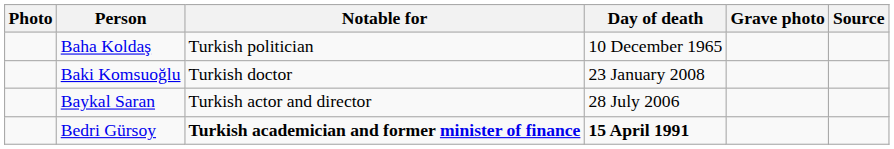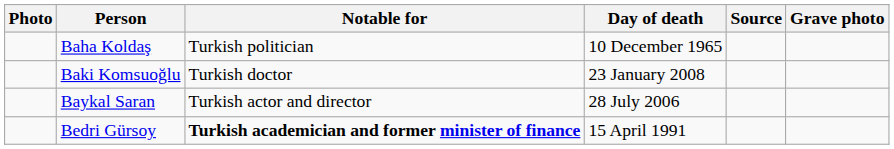columns swapped: (778, 18) <-> (859, 18)
(639, 130) bold -> (637, 130) normal
